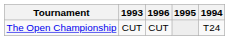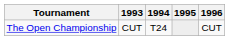columns swapped: (212, 12) <-> (159, 12)
